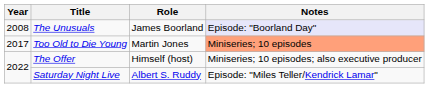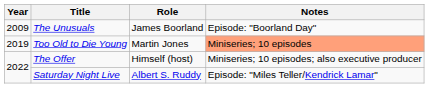(18, 28) 2008 -> (18, 28) 2009
(262, 28) lavender background -> (262, 28) no background
(18, 43) 2017 -> (18, 43) 2019
